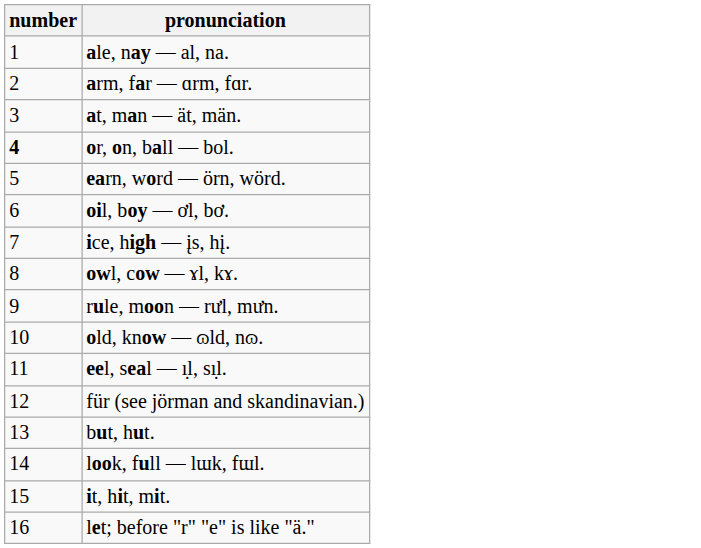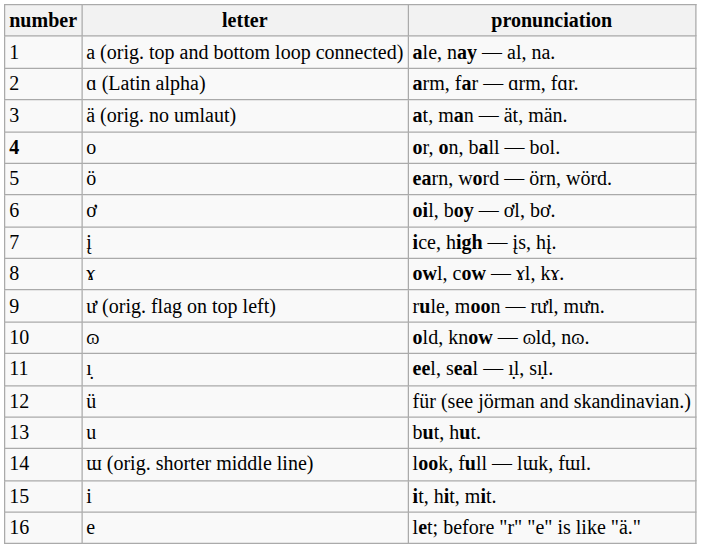+ column: (245, 20)
